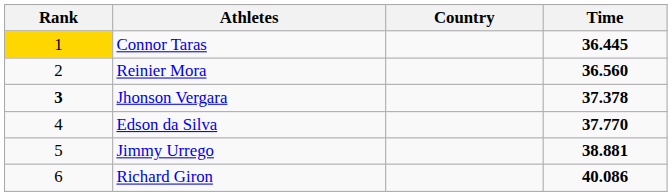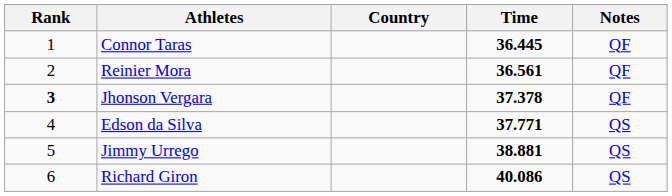+ column: (620, 17)
(59, 44) gold background -> (51, 44) no background
(605, 71) 36.560 -> (519, 71) 36.561
(605, 124) 37.770 -> (519, 124) 37.771
